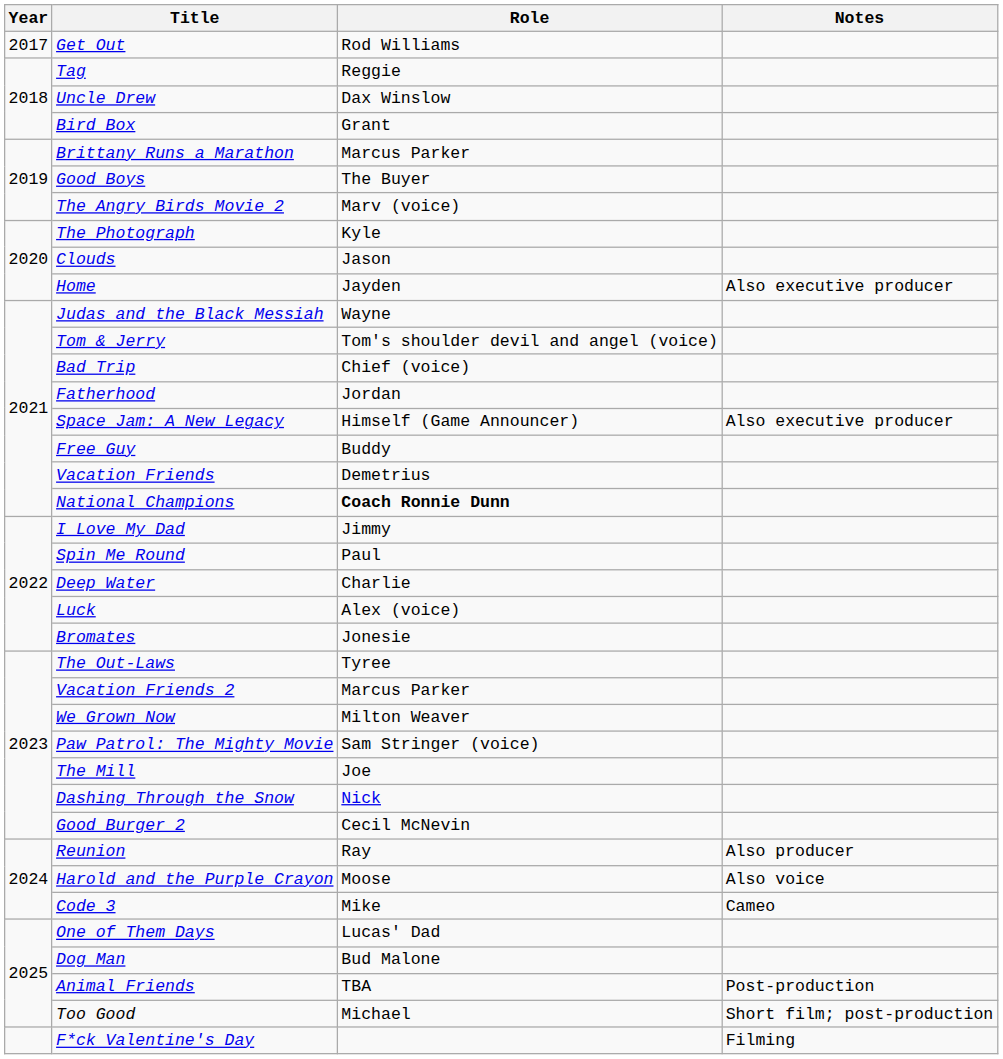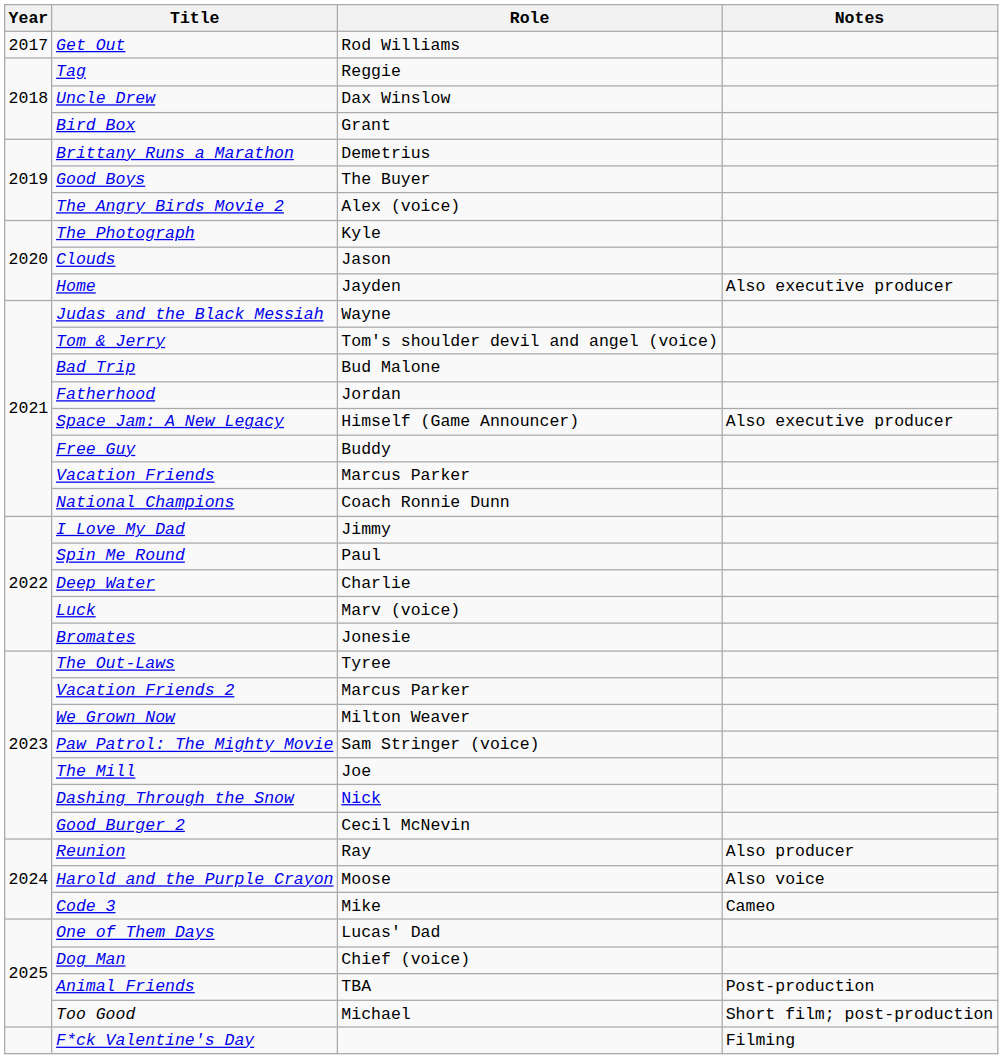(406, 153) Marcus Parker -> (386, 153) Demetrius
(401, 206) Marv (voice) -> (401, 206) Alex (voice)
(406, 368) Chief (voice) -> (391, 368) Bud Malone
(386, 476) Demetrius -> (406, 476) Marcus Parker
(426, 502) bold -> (426, 502) normal
(401, 610) Alex (voice) -> (401, 610) Marv (voice)
(391, 960) Bud Malone -> (406, 960) Chief (voice)
